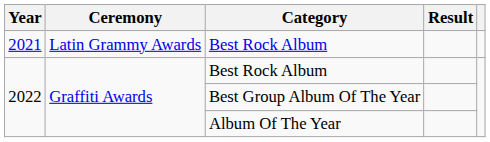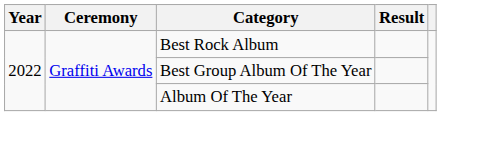- row: (25, 44)
